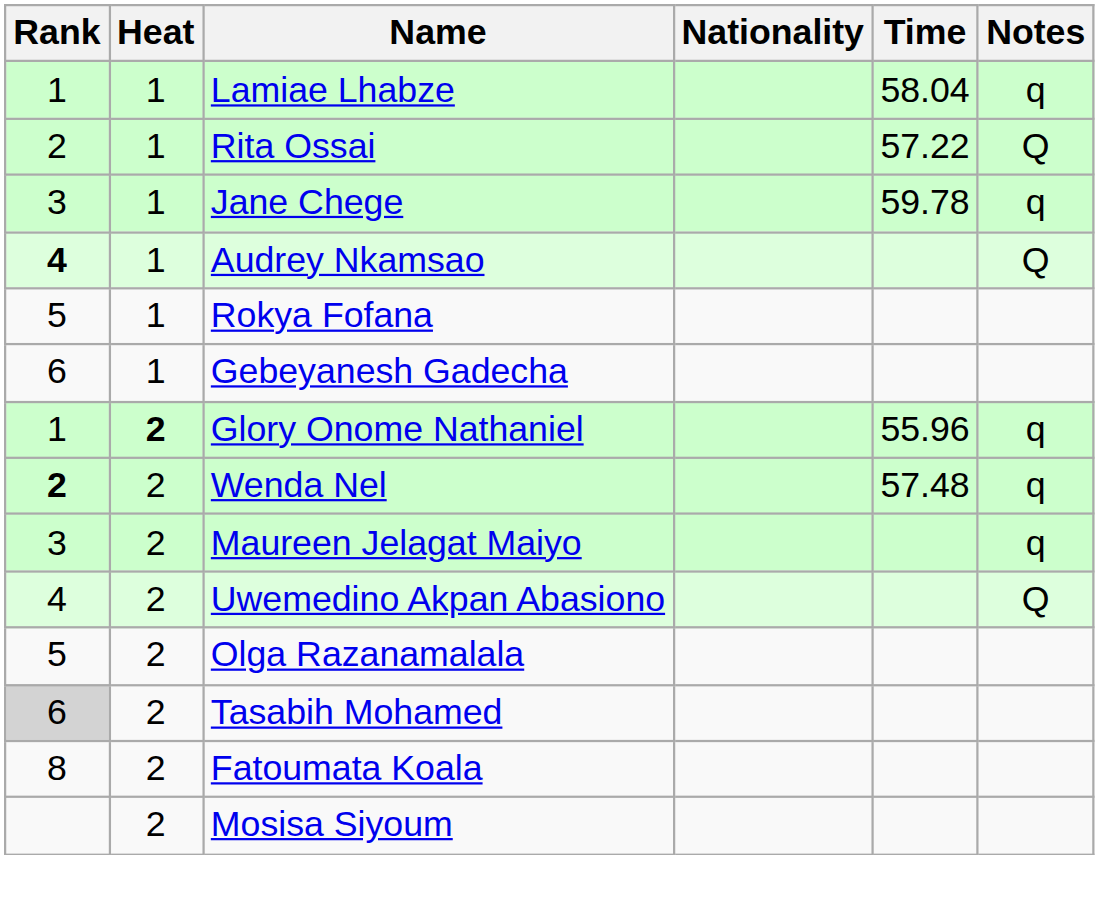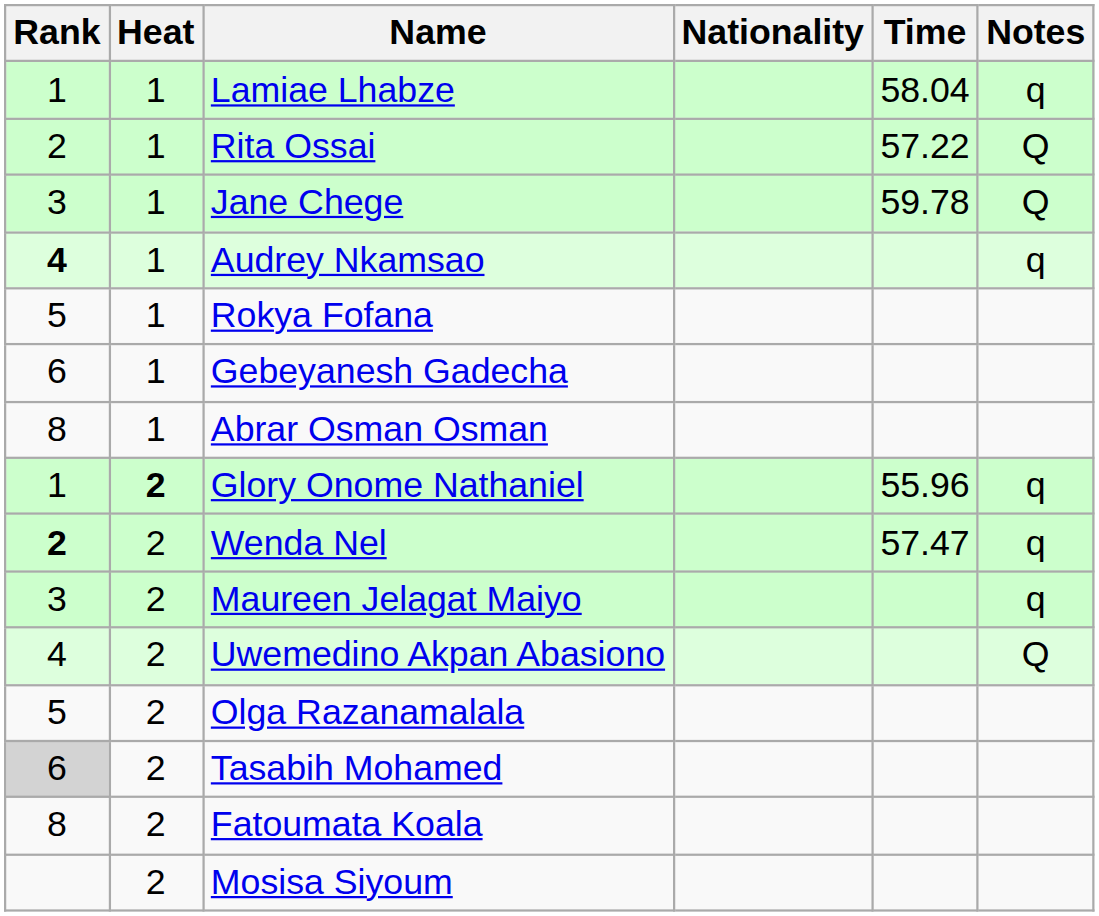(1036, 202) q -> (1036, 202) Q
(1036, 259) Q -> (1036, 259) q
+ row: (379, 428)
(925, 485) 57.48 -> (925, 542) 57.47
